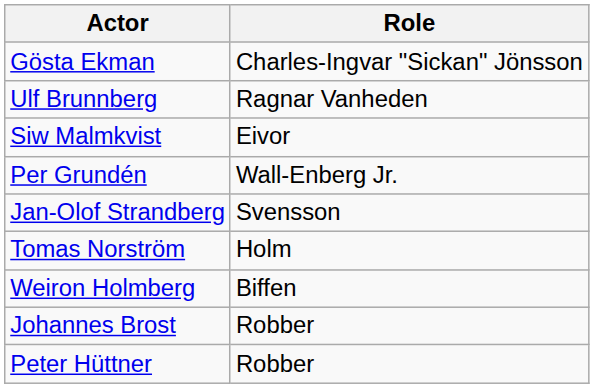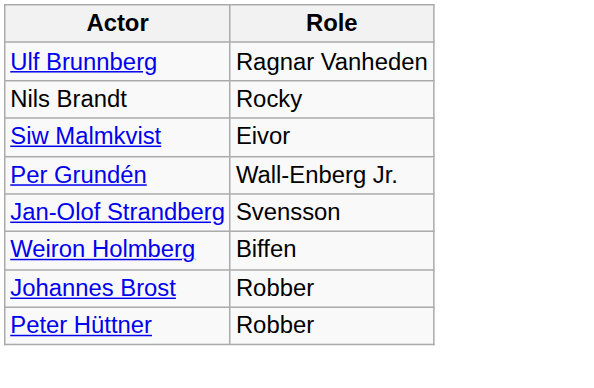- row: (82, 61)
+ row: (69, 99)
- row: (98, 250)
